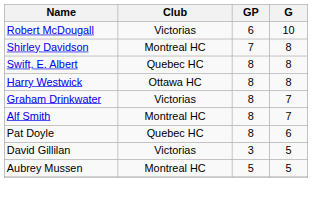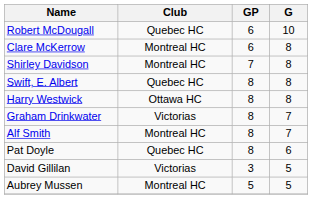(175, 30) Victorias -> (175, 30) Quebec HC
+ row: (46, 47)
